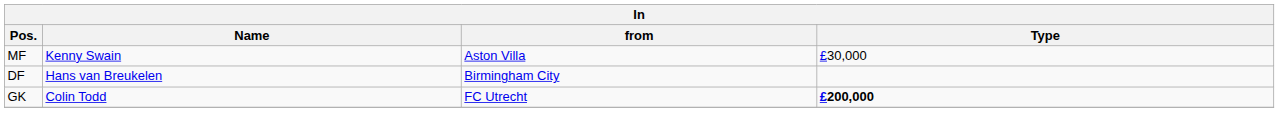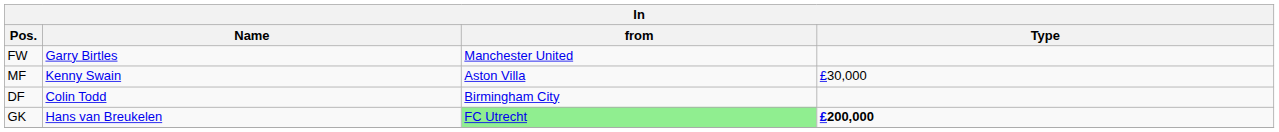+ row: (17, 55)
(104, 76) Hans van Breukelen -> (76, 96) Colin Todd
(76, 96) Colin Todd -> (104, 117) Hans van Breukelen
(496, 96) no background -> (496, 117) lightgreen background
